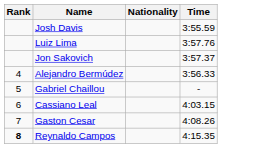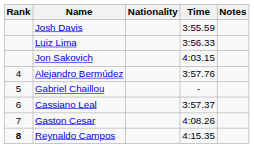+ column: (233, 12)
(199, 43) 3:57.76 -> (199, 43) 3:56.33
(199, 58) 3:57.37 -> (199, 58) 4:03.15
(199, 74) 3:56.33 -> (199, 74) 3:57.76
(199, 105) 4:03.15 -> (199, 105) 3:57.37
